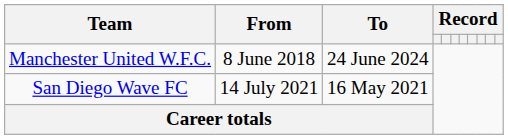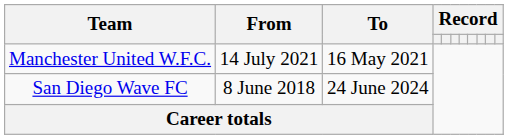(269, 58) 8 June 2018 -> (269, 58) 14 July 2021
(378, 58) 24 June 2024 -> (378, 58) 16 May 2021
(269, 88) 14 July 2021 -> (269, 88) 8 June 2018
(378, 88) 16 May 2021 -> (378, 88) 24 June 2024
